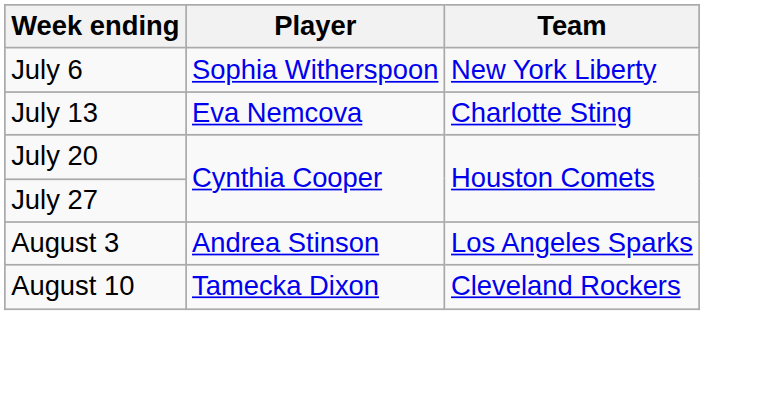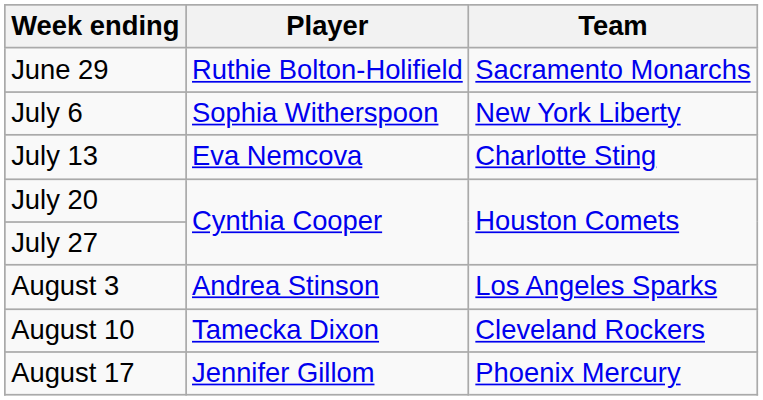+ row: (60, 69)
+ row: (73, 373)
